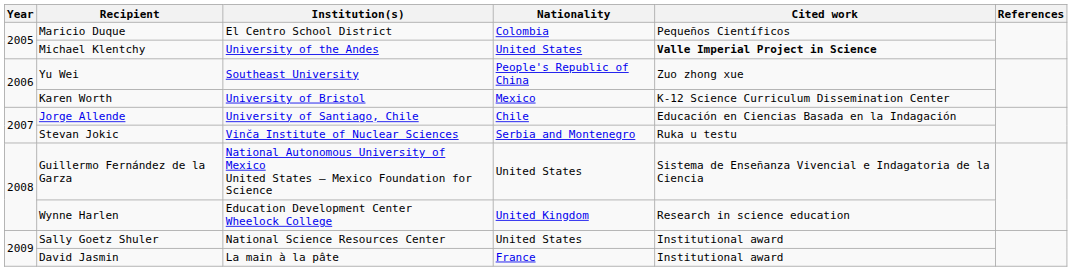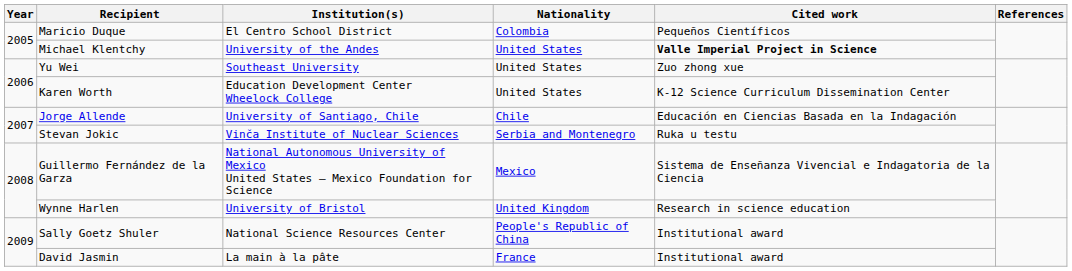(562, 74) People's Republic of China -> (539, 67) United States
(296, 98) University of Bristol -> (319, 92) Education Development Center Wheelock College
(516, 98) Mexico -> (539, 92) United States
(539, 171) United States -> (516, 171) Mexico
(319, 215) Education Development Center Wheelock College -> (296, 209) University of Bristol
(539, 239) United States -> (562, 233) People's Republic of China
